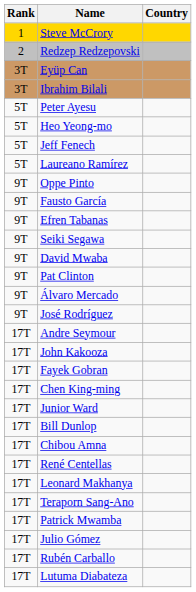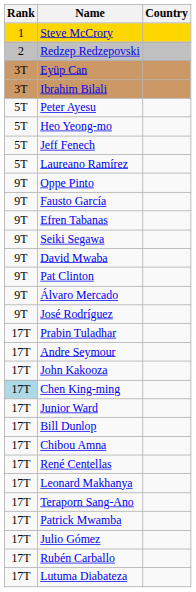+ row: (78, 333)
- row: (74, 370)
(21, 389) no background -> (21, 389) lightblue background
